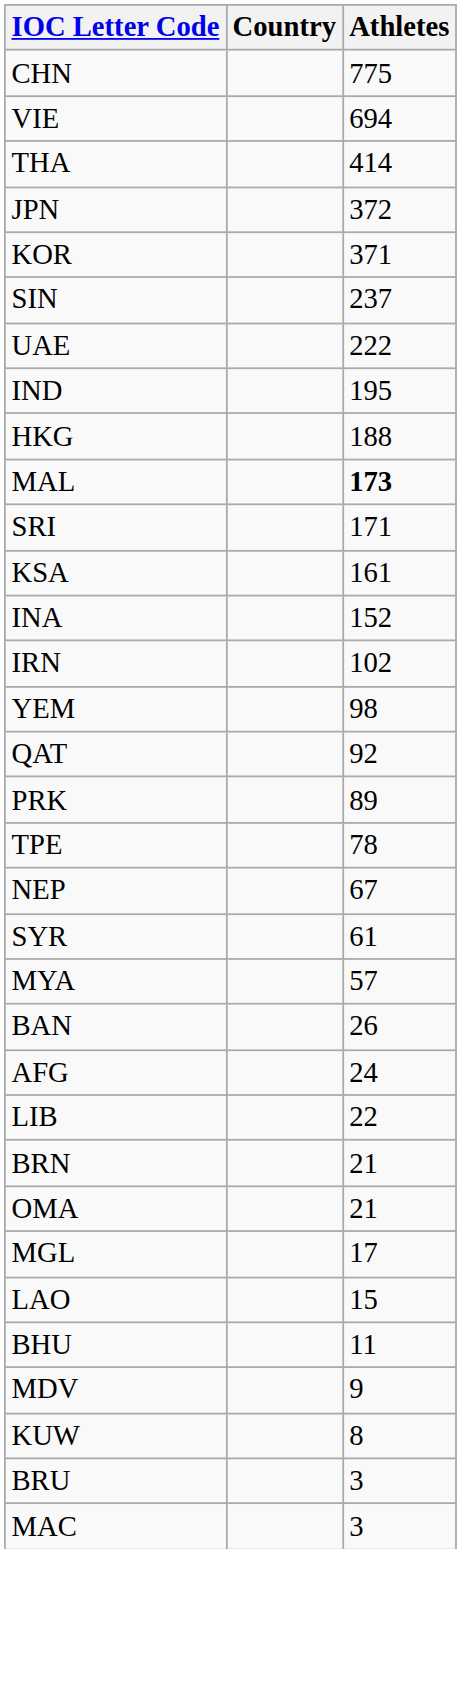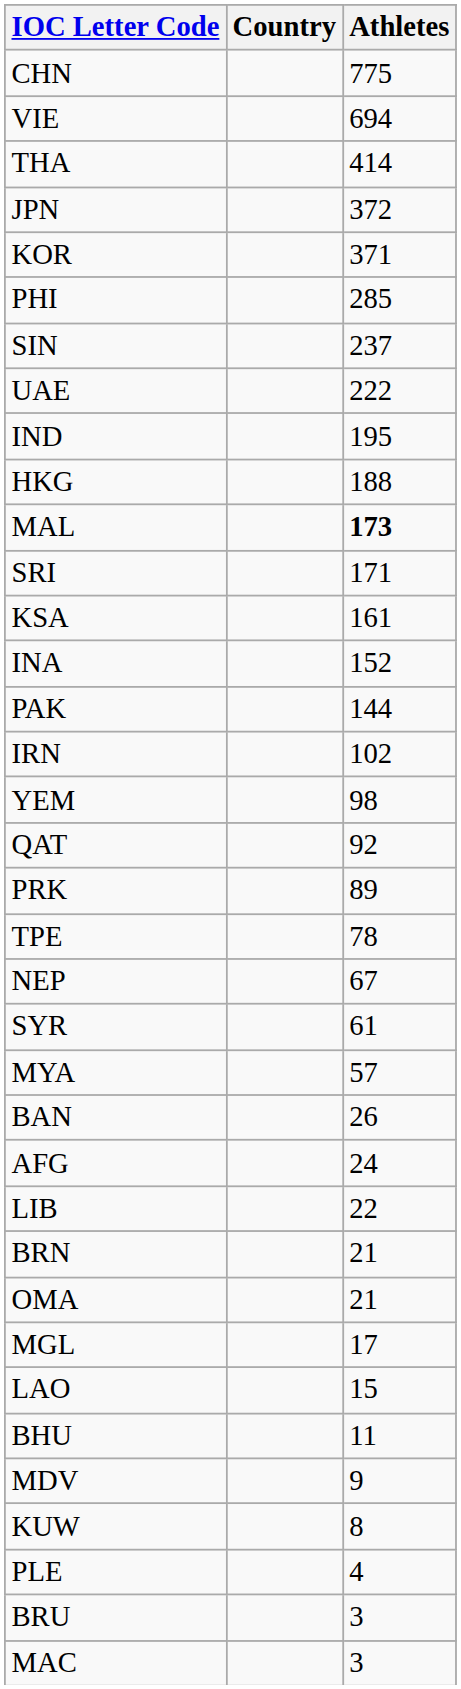+ row: (35, 299)
+ row: (39, 708)
+ row: (37, 1571)
